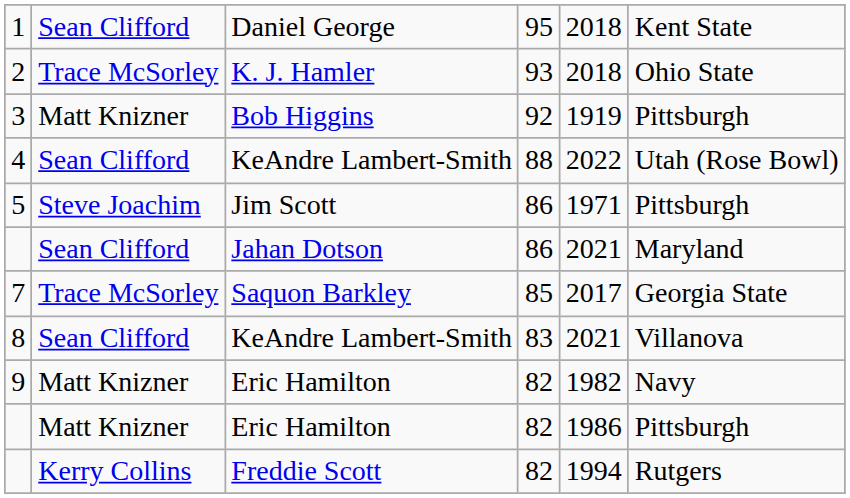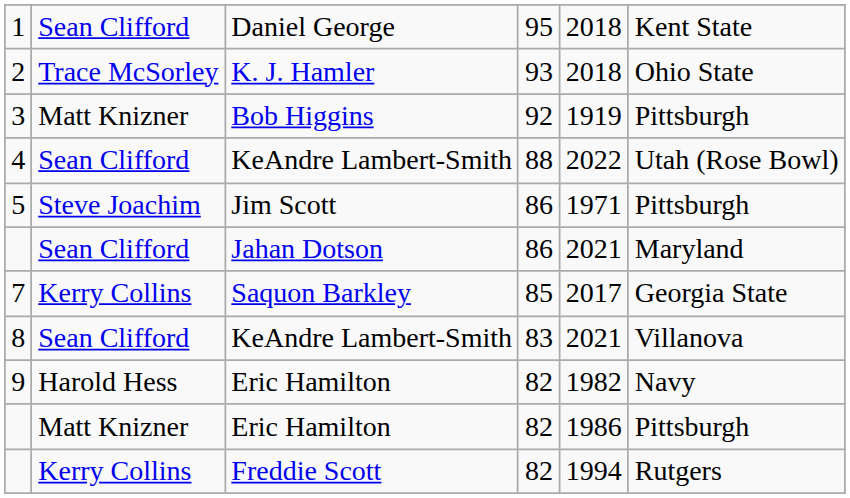(128, 293) Trace McSorley -> (115, 293) Kerry Collins
(113, 381) Matt Knizner -> (108, 381) Harold Hess
